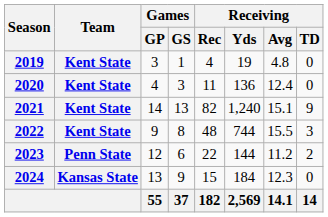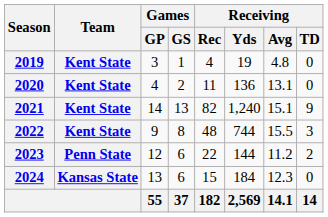(181, 85) 3 -> (181, 85) 2
(280, 85) 12.4 -> (280, 85) 13.1
(181, 177) 9 -> (181, 177) 6
